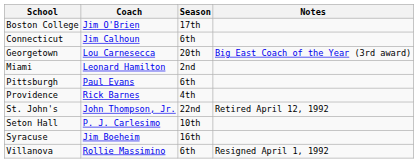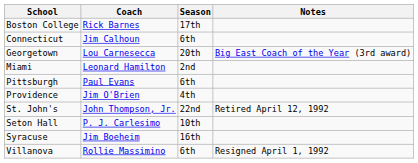(111, 25) Jim O'Brien -> (111, 25) Rick Barnes
(111, 95) Rick Barnes -> (111, 95) Jim O'Brien
